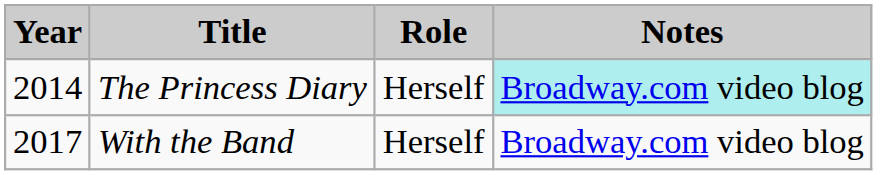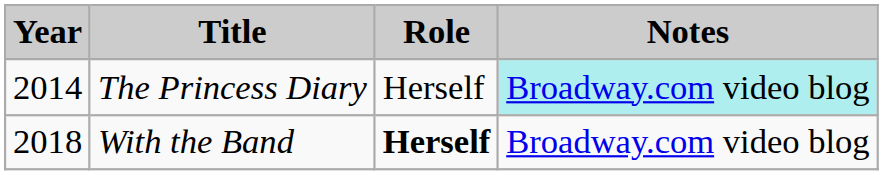(48, 141) 2017 -> (48, 141) 2018
(434, 141) normal -> (437, 141) bold
